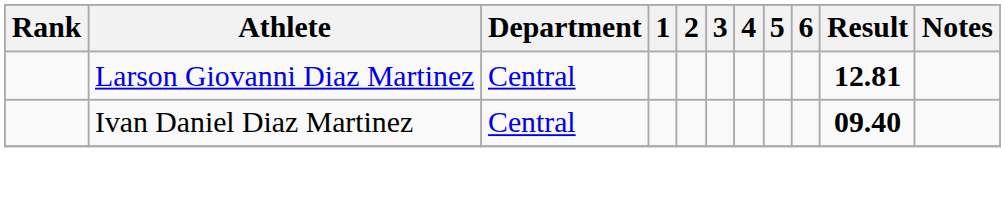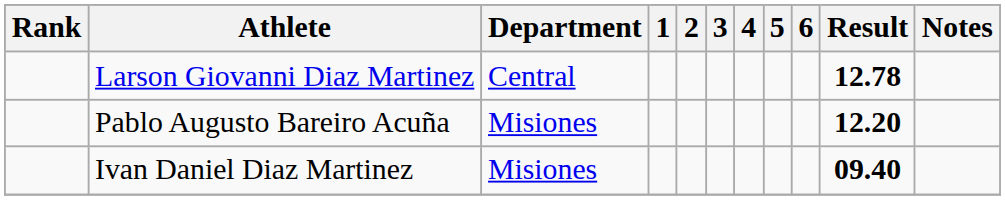(868, 75) 12.81 -> (868, 75) 12.78
+ row: (272, 122)
(532, 122) Central -> (543, 169) Misiones
